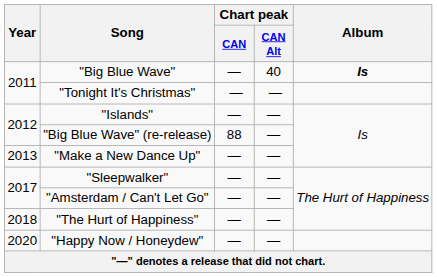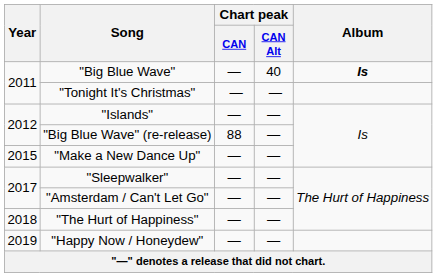(22, 156) 2013 -> (22, 156) 2015
(22, 240) 2020 -> (22, 240) 2019
